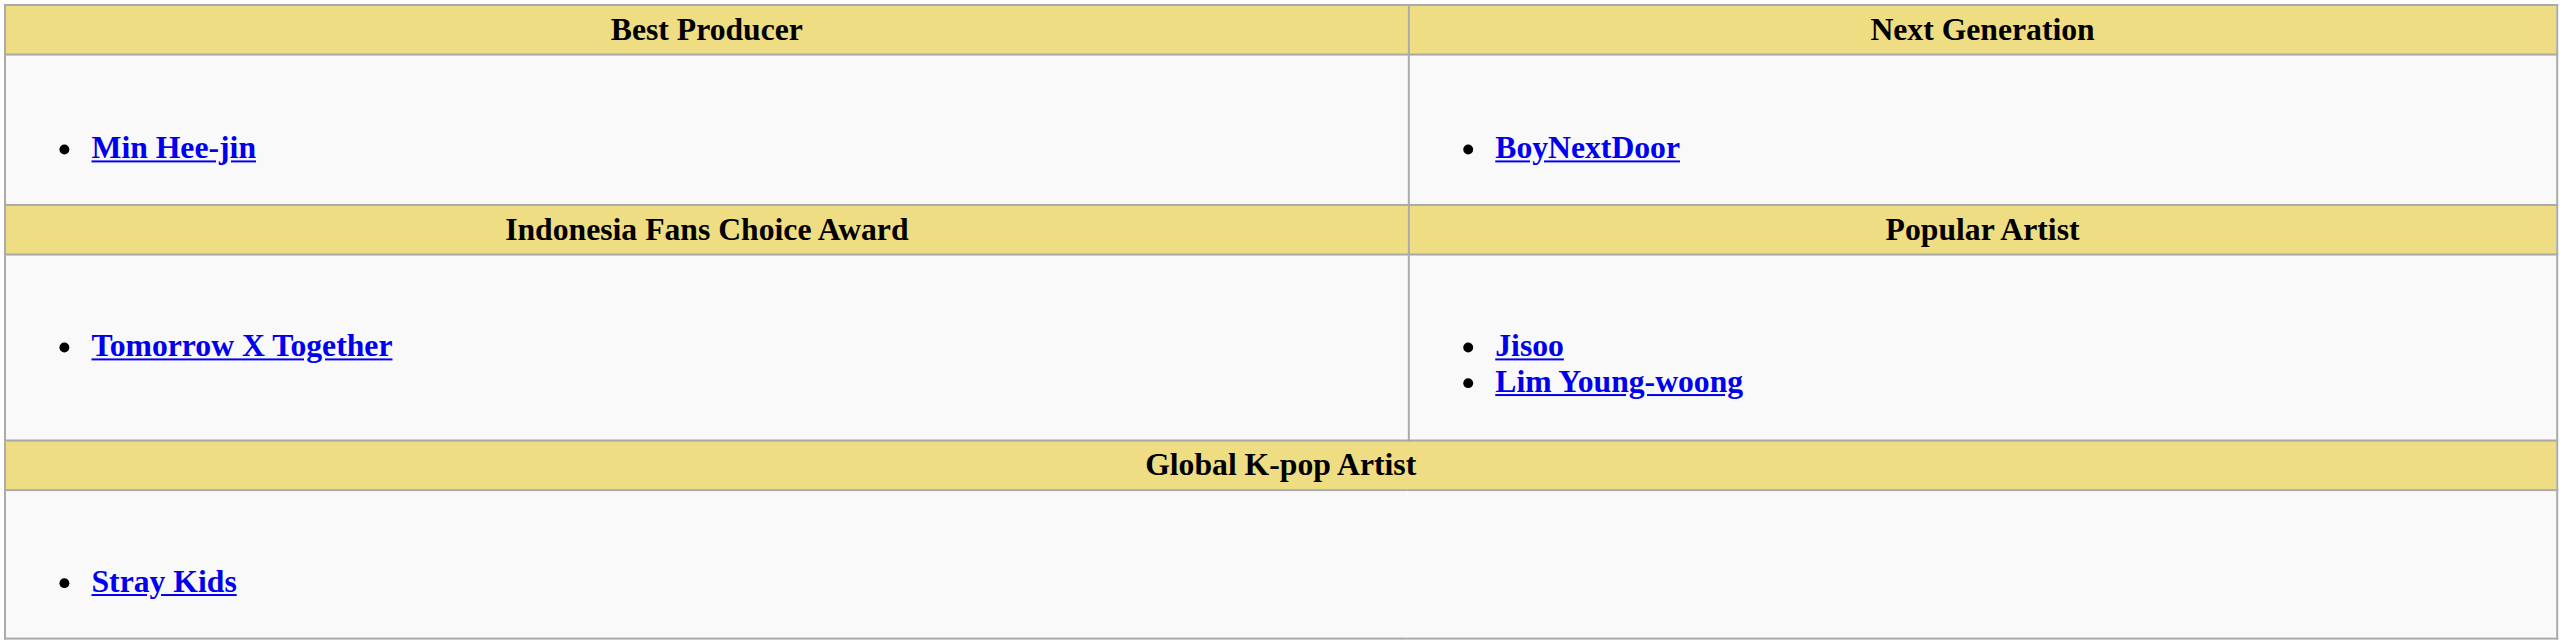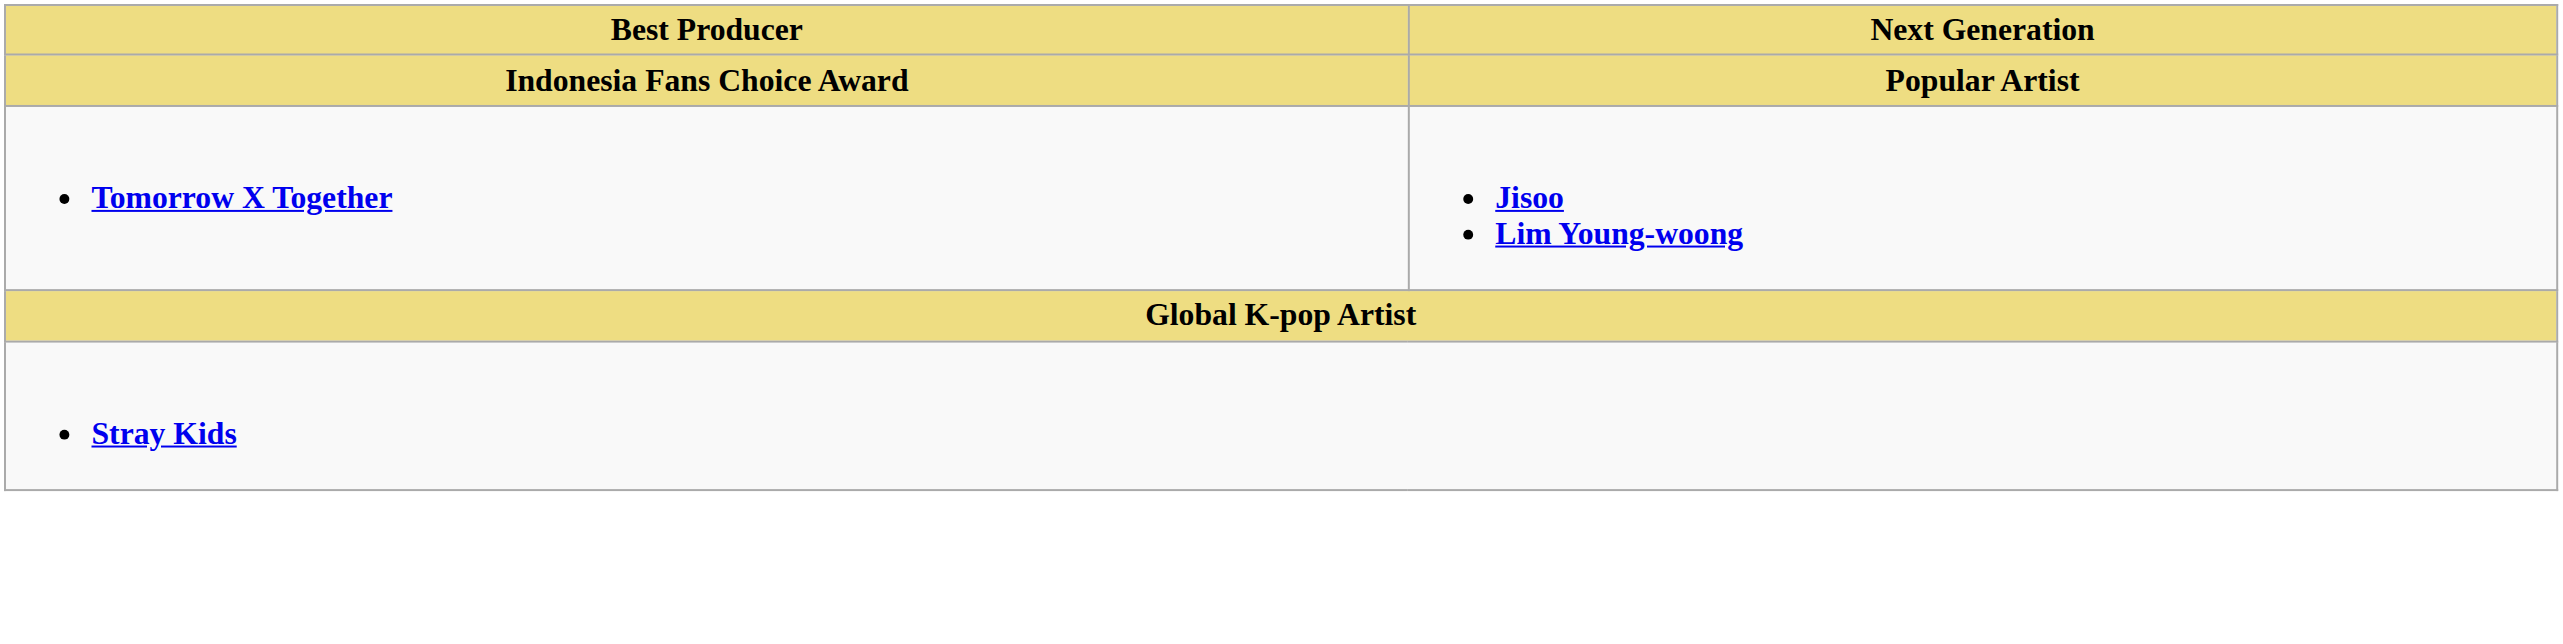- row: (707, 148)
